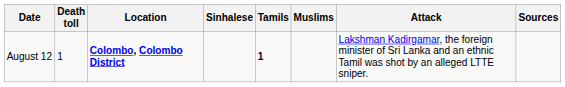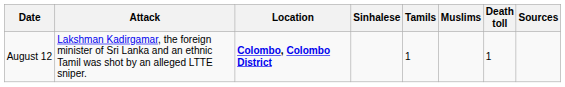columns swapped: (426, 18) <-> (71, 18)
(261, 56) bold -> (408, 56) normal
